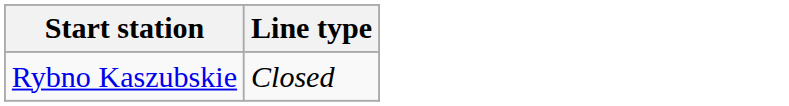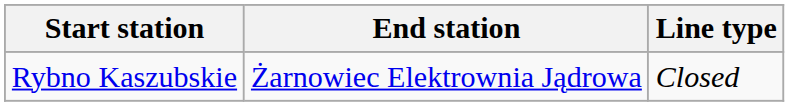+ column: (446, 28)
